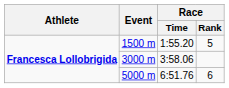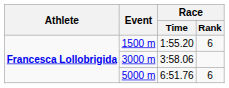(210, 44) 5 -> (210, 44) 6
